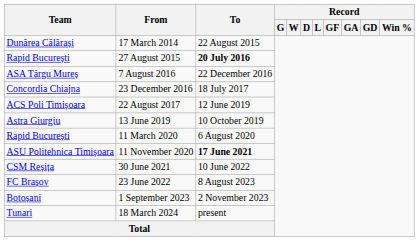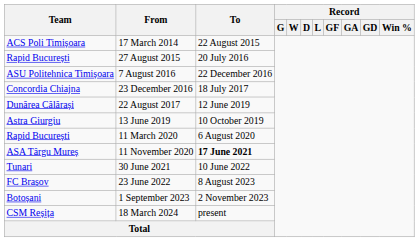(40, 43) Dunărea Călărași -> (46, 43) ACS Poli Timișoara
(224, 58) bold -> (223, 58) normal
(42, 74) ASA Târgu Mureș -> (60, 74) ASU Politehnica Timișoara
(46, 105) ACS Poli Timișoara -> (40, 105) Dunărea Călărași
(60, 151) ASU Politehnica Timișoara -> (42, 151) ASA Târgu Mureș
(30, 167) CSM Reșița -> (19, 167) Tunari
(19, 213) Tunari -> (30, 213) CSM Reșița
